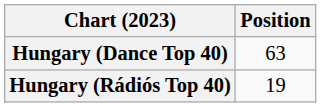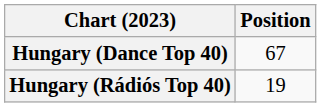(275, 53) 63 -> (275, 53) 67
